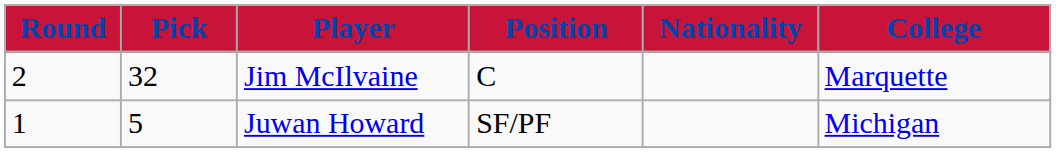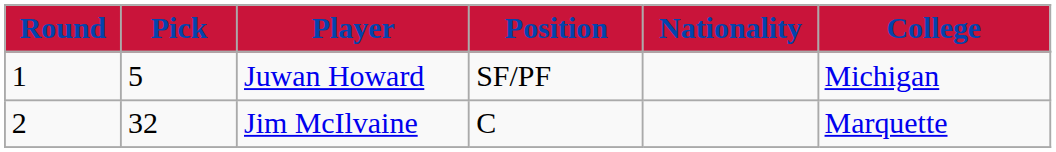rows swapped: (334, 123) <-> (331, 75)
